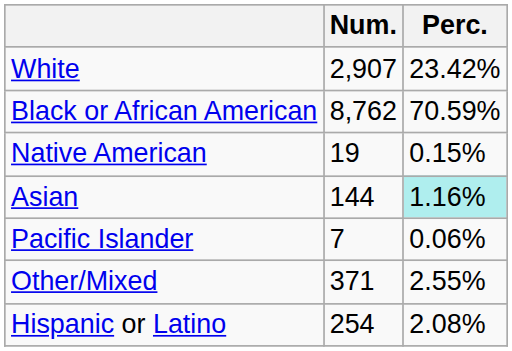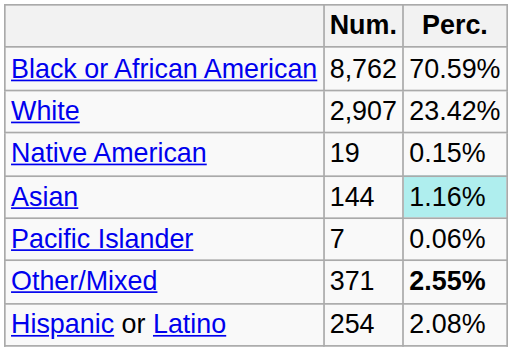rows swapped: (45, 68) <-> (164, 111)
(447, 281) normal -> (447, 281) bold
